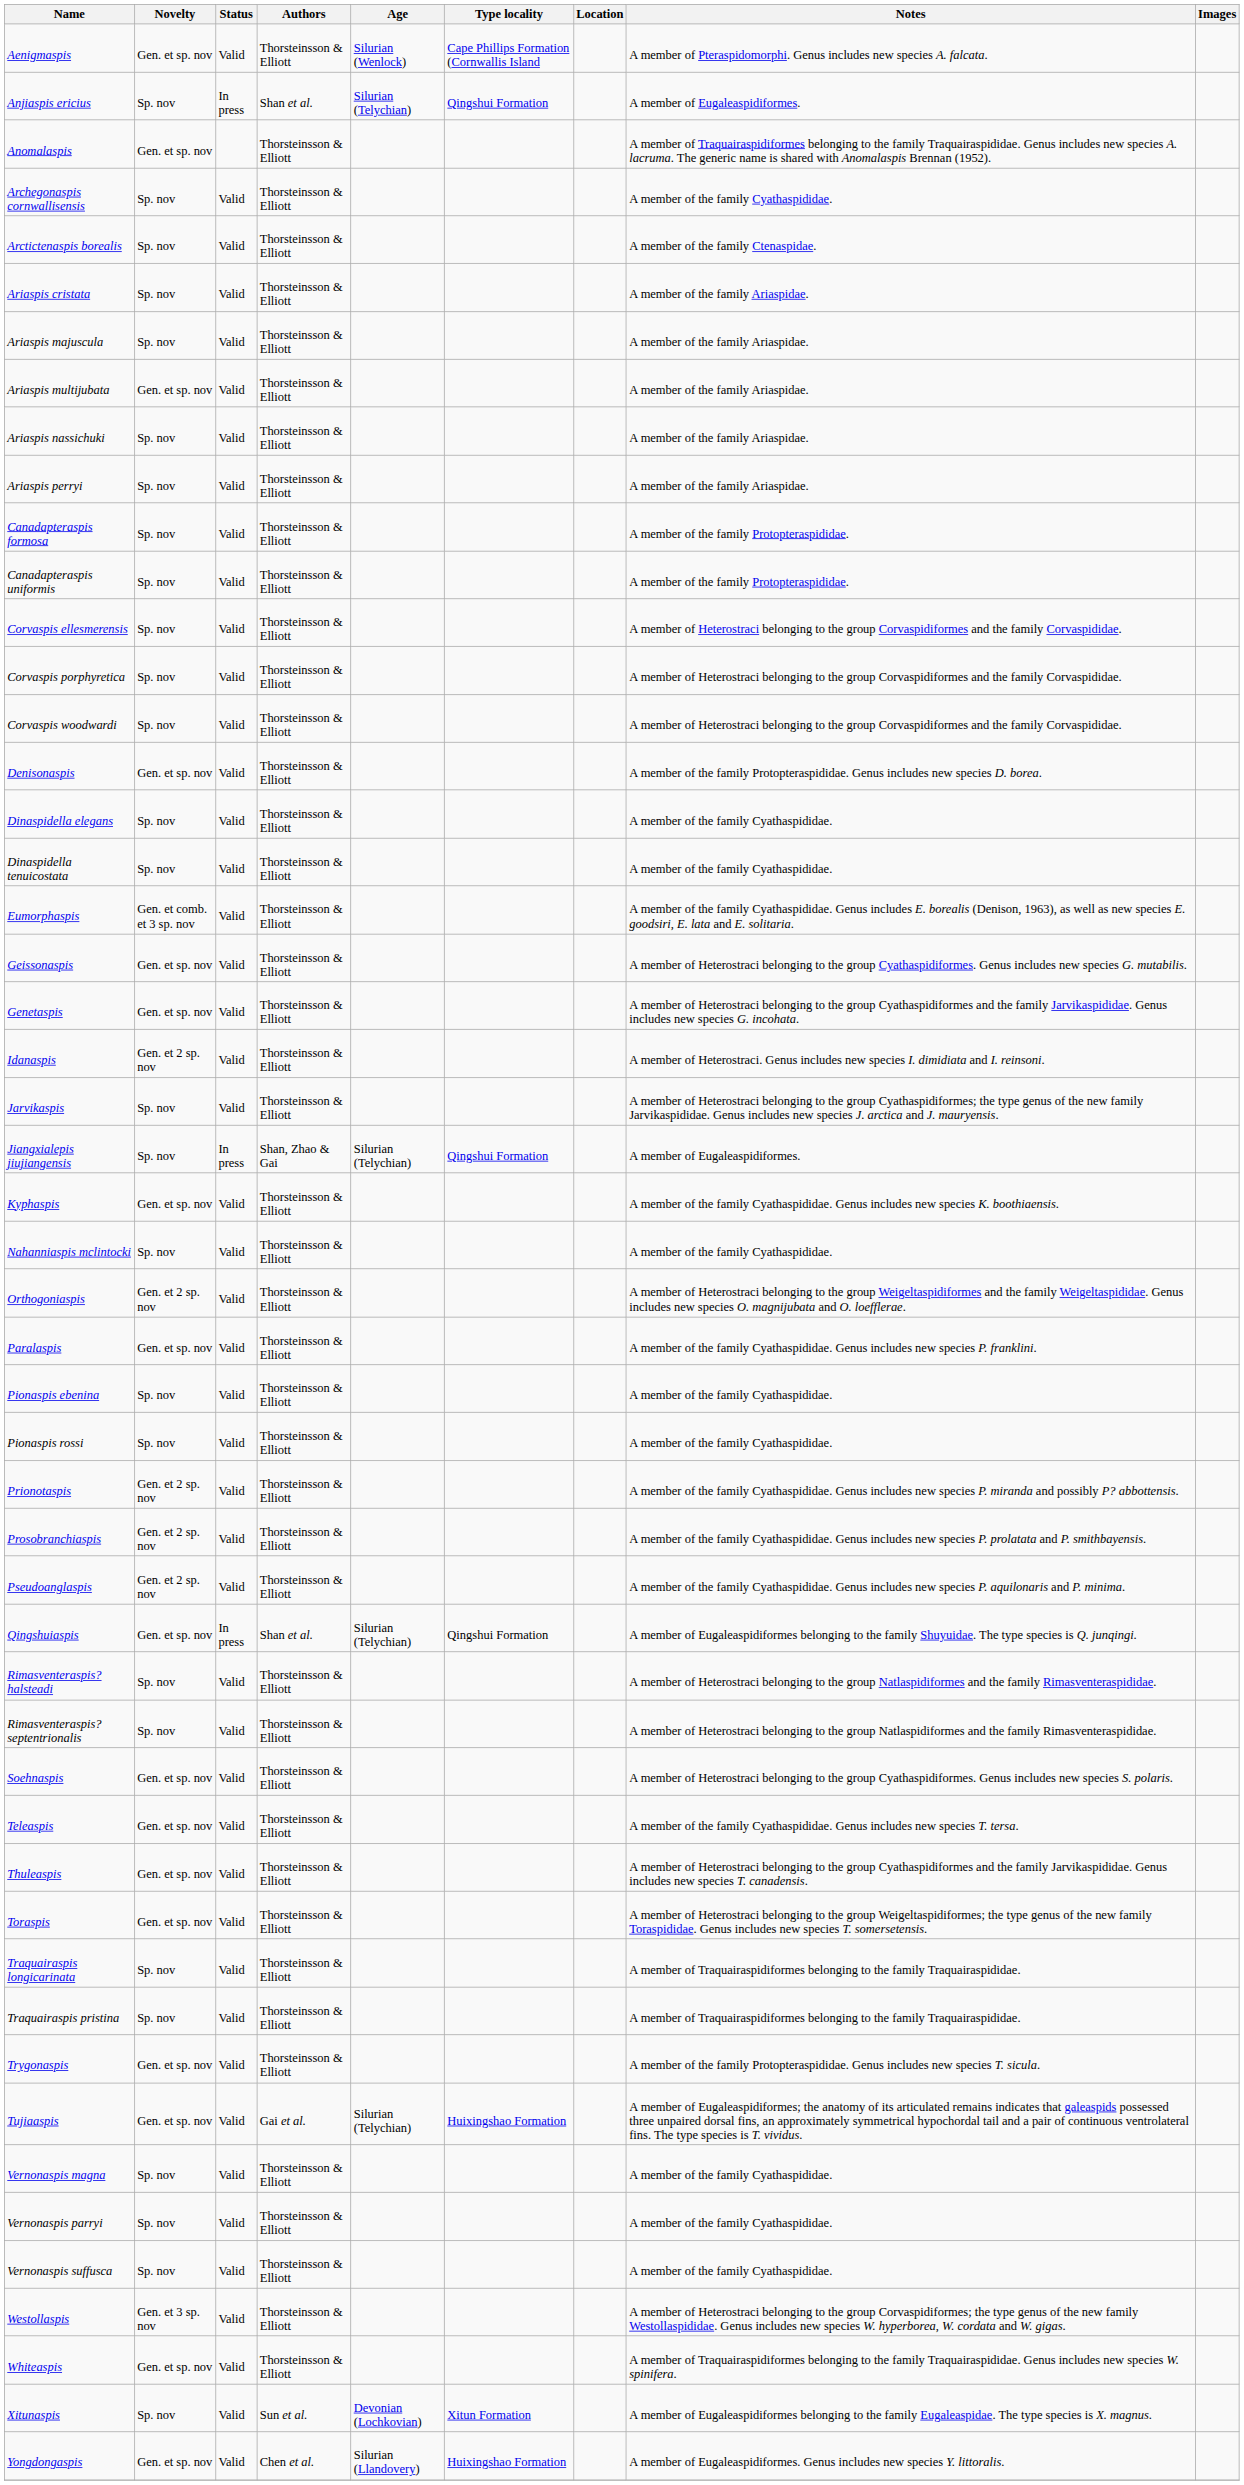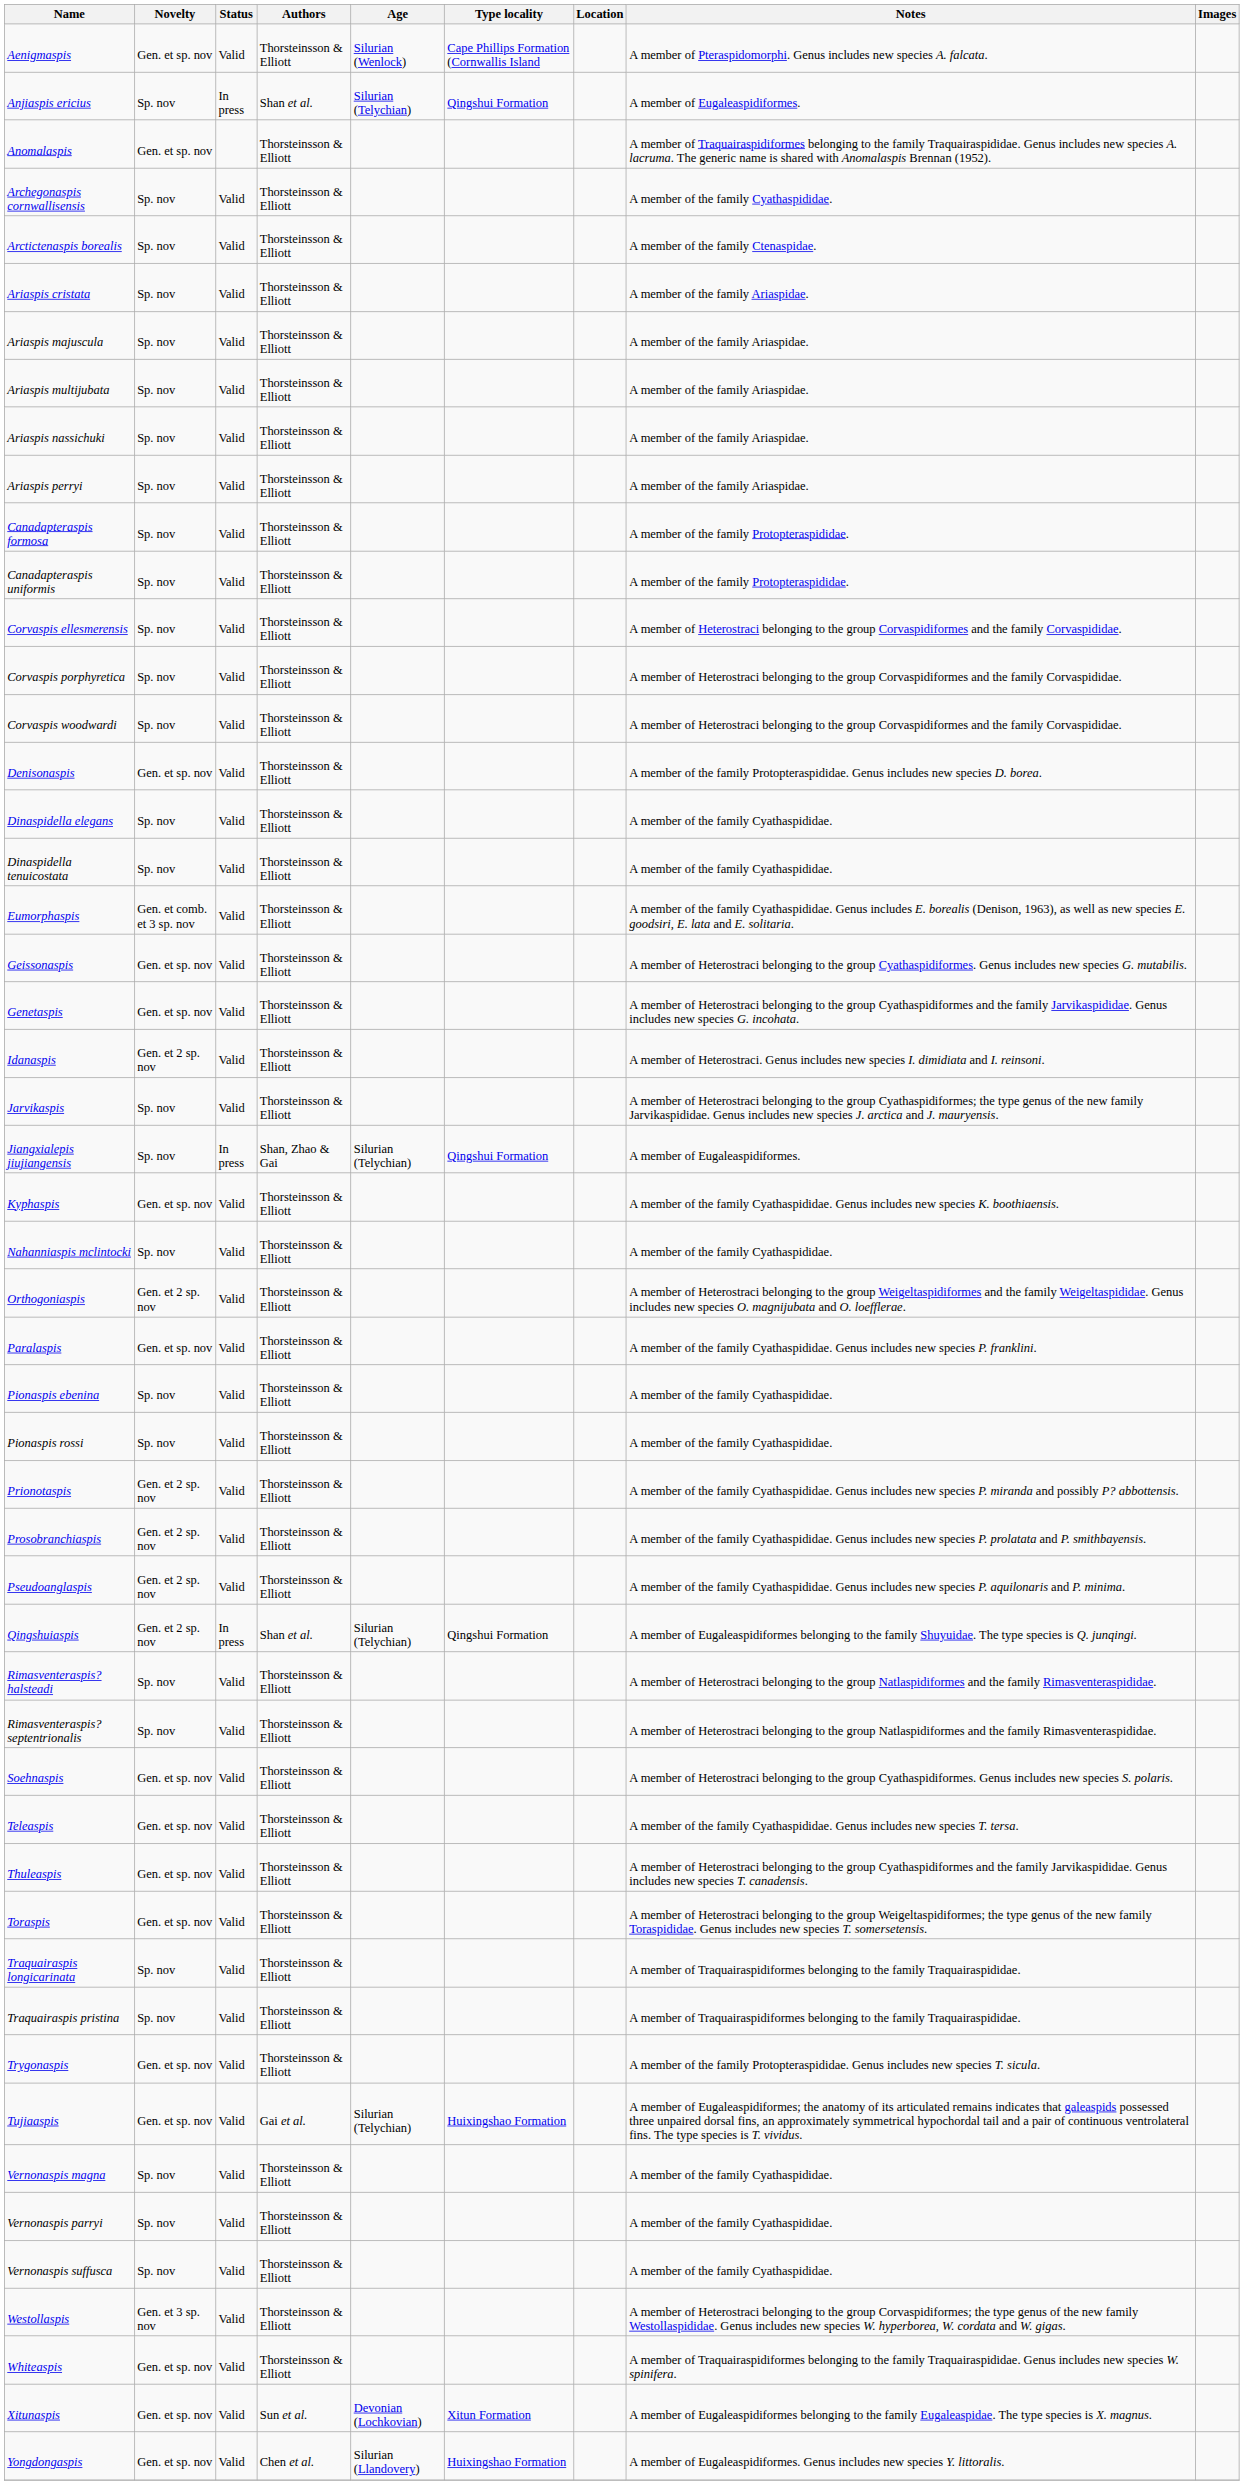(175, 390) Gen. et sp. nov -> (156, 390) Sp. nov
(175, 1635) Gen. et sp. nov -> (169, 1635) Gen. et 2 sp. nov
(156, 2415) Sp. nov -> (175, 2415) Gen. et sp. nov
